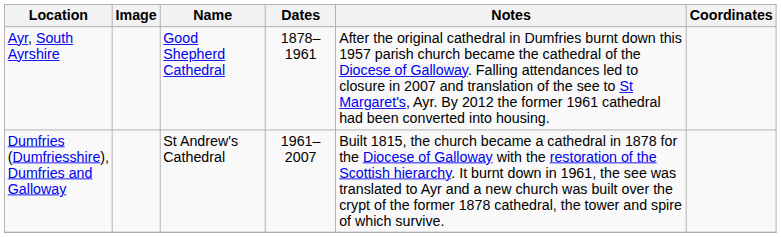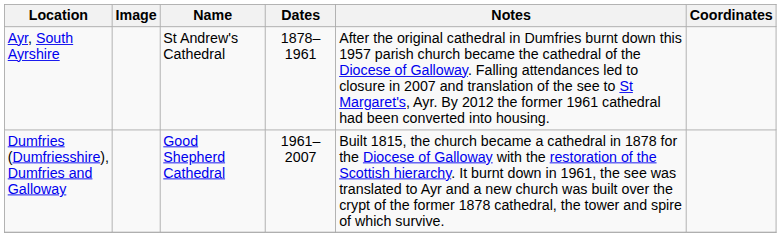(194, 54) Good Shepherd Cathedral -> (201, 46) St Andrew's Cathedral
(201, 149) St Andrew's Cathedral -> (194, 157) Good Shepherd Cathedral
